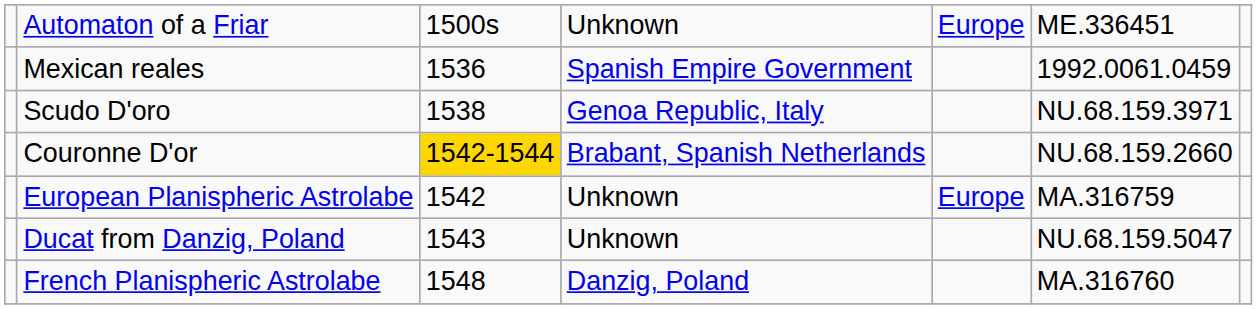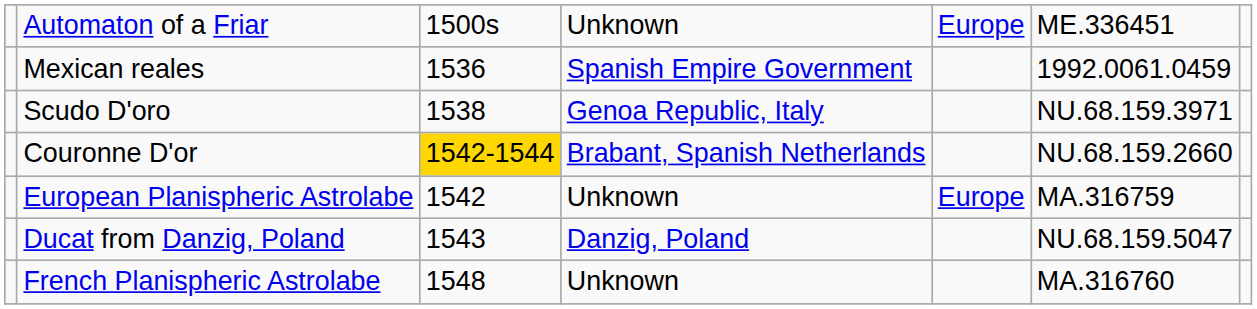(623, 238) Unknown -> (658, 238) Danzig, Poland
(658, 281) Danzig, Poland -> (623, 281) Unknown
